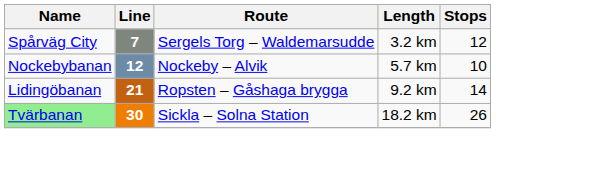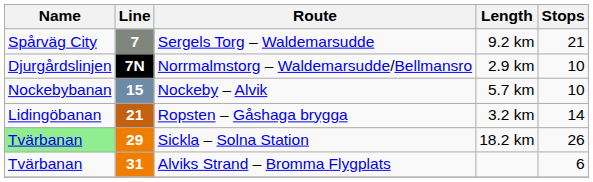(413, 41) 3.2 km -> (511, 41) 9.2 km
(478, 41) 12 -> (576, 41) 21
+ row: (315, 66)
(135, 66) 12 -> (135, 90) 15
(413, 90) 9.2 km -> (511, 115) 3.2 km
(135, 115) 30 -> (135, 139) 29
+ row: (274, 164)
